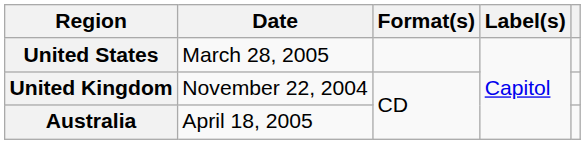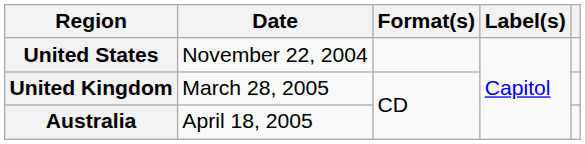(256, 54) March 28, 2005 -> (275, 54) November 22, 2004
(275, 88) November 22, 2004 -> (256, 88) March 28, 2005
